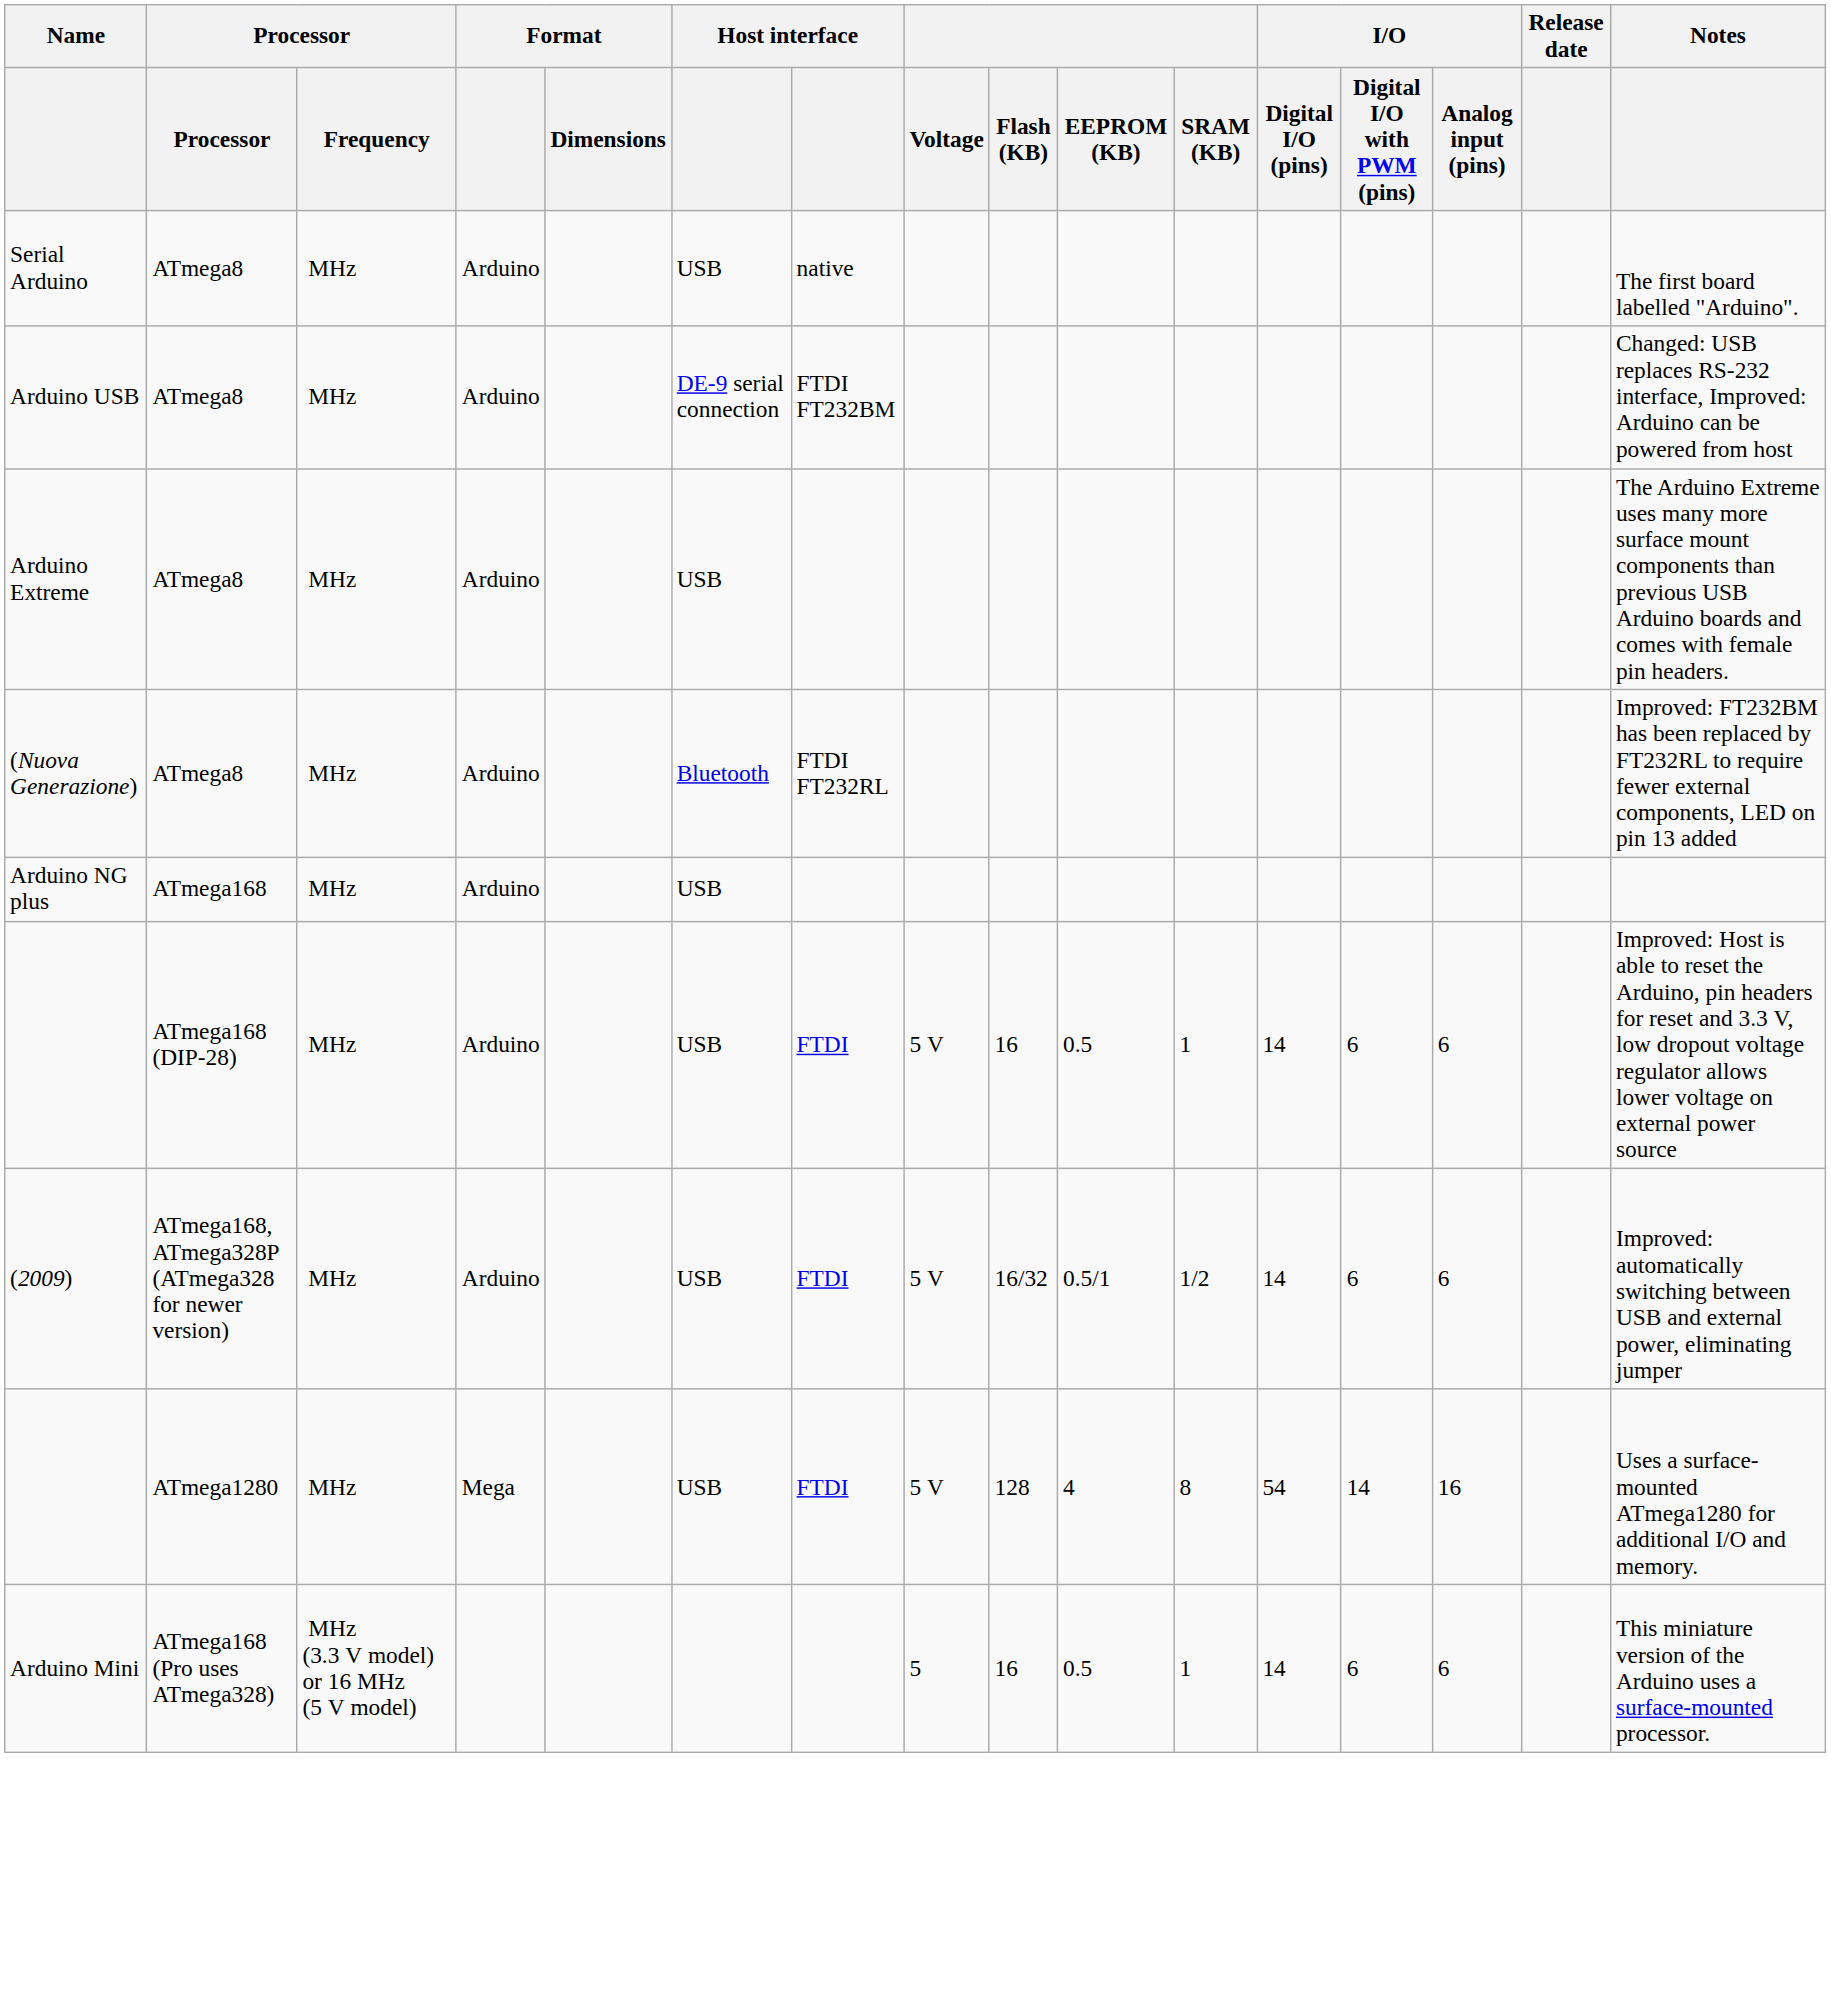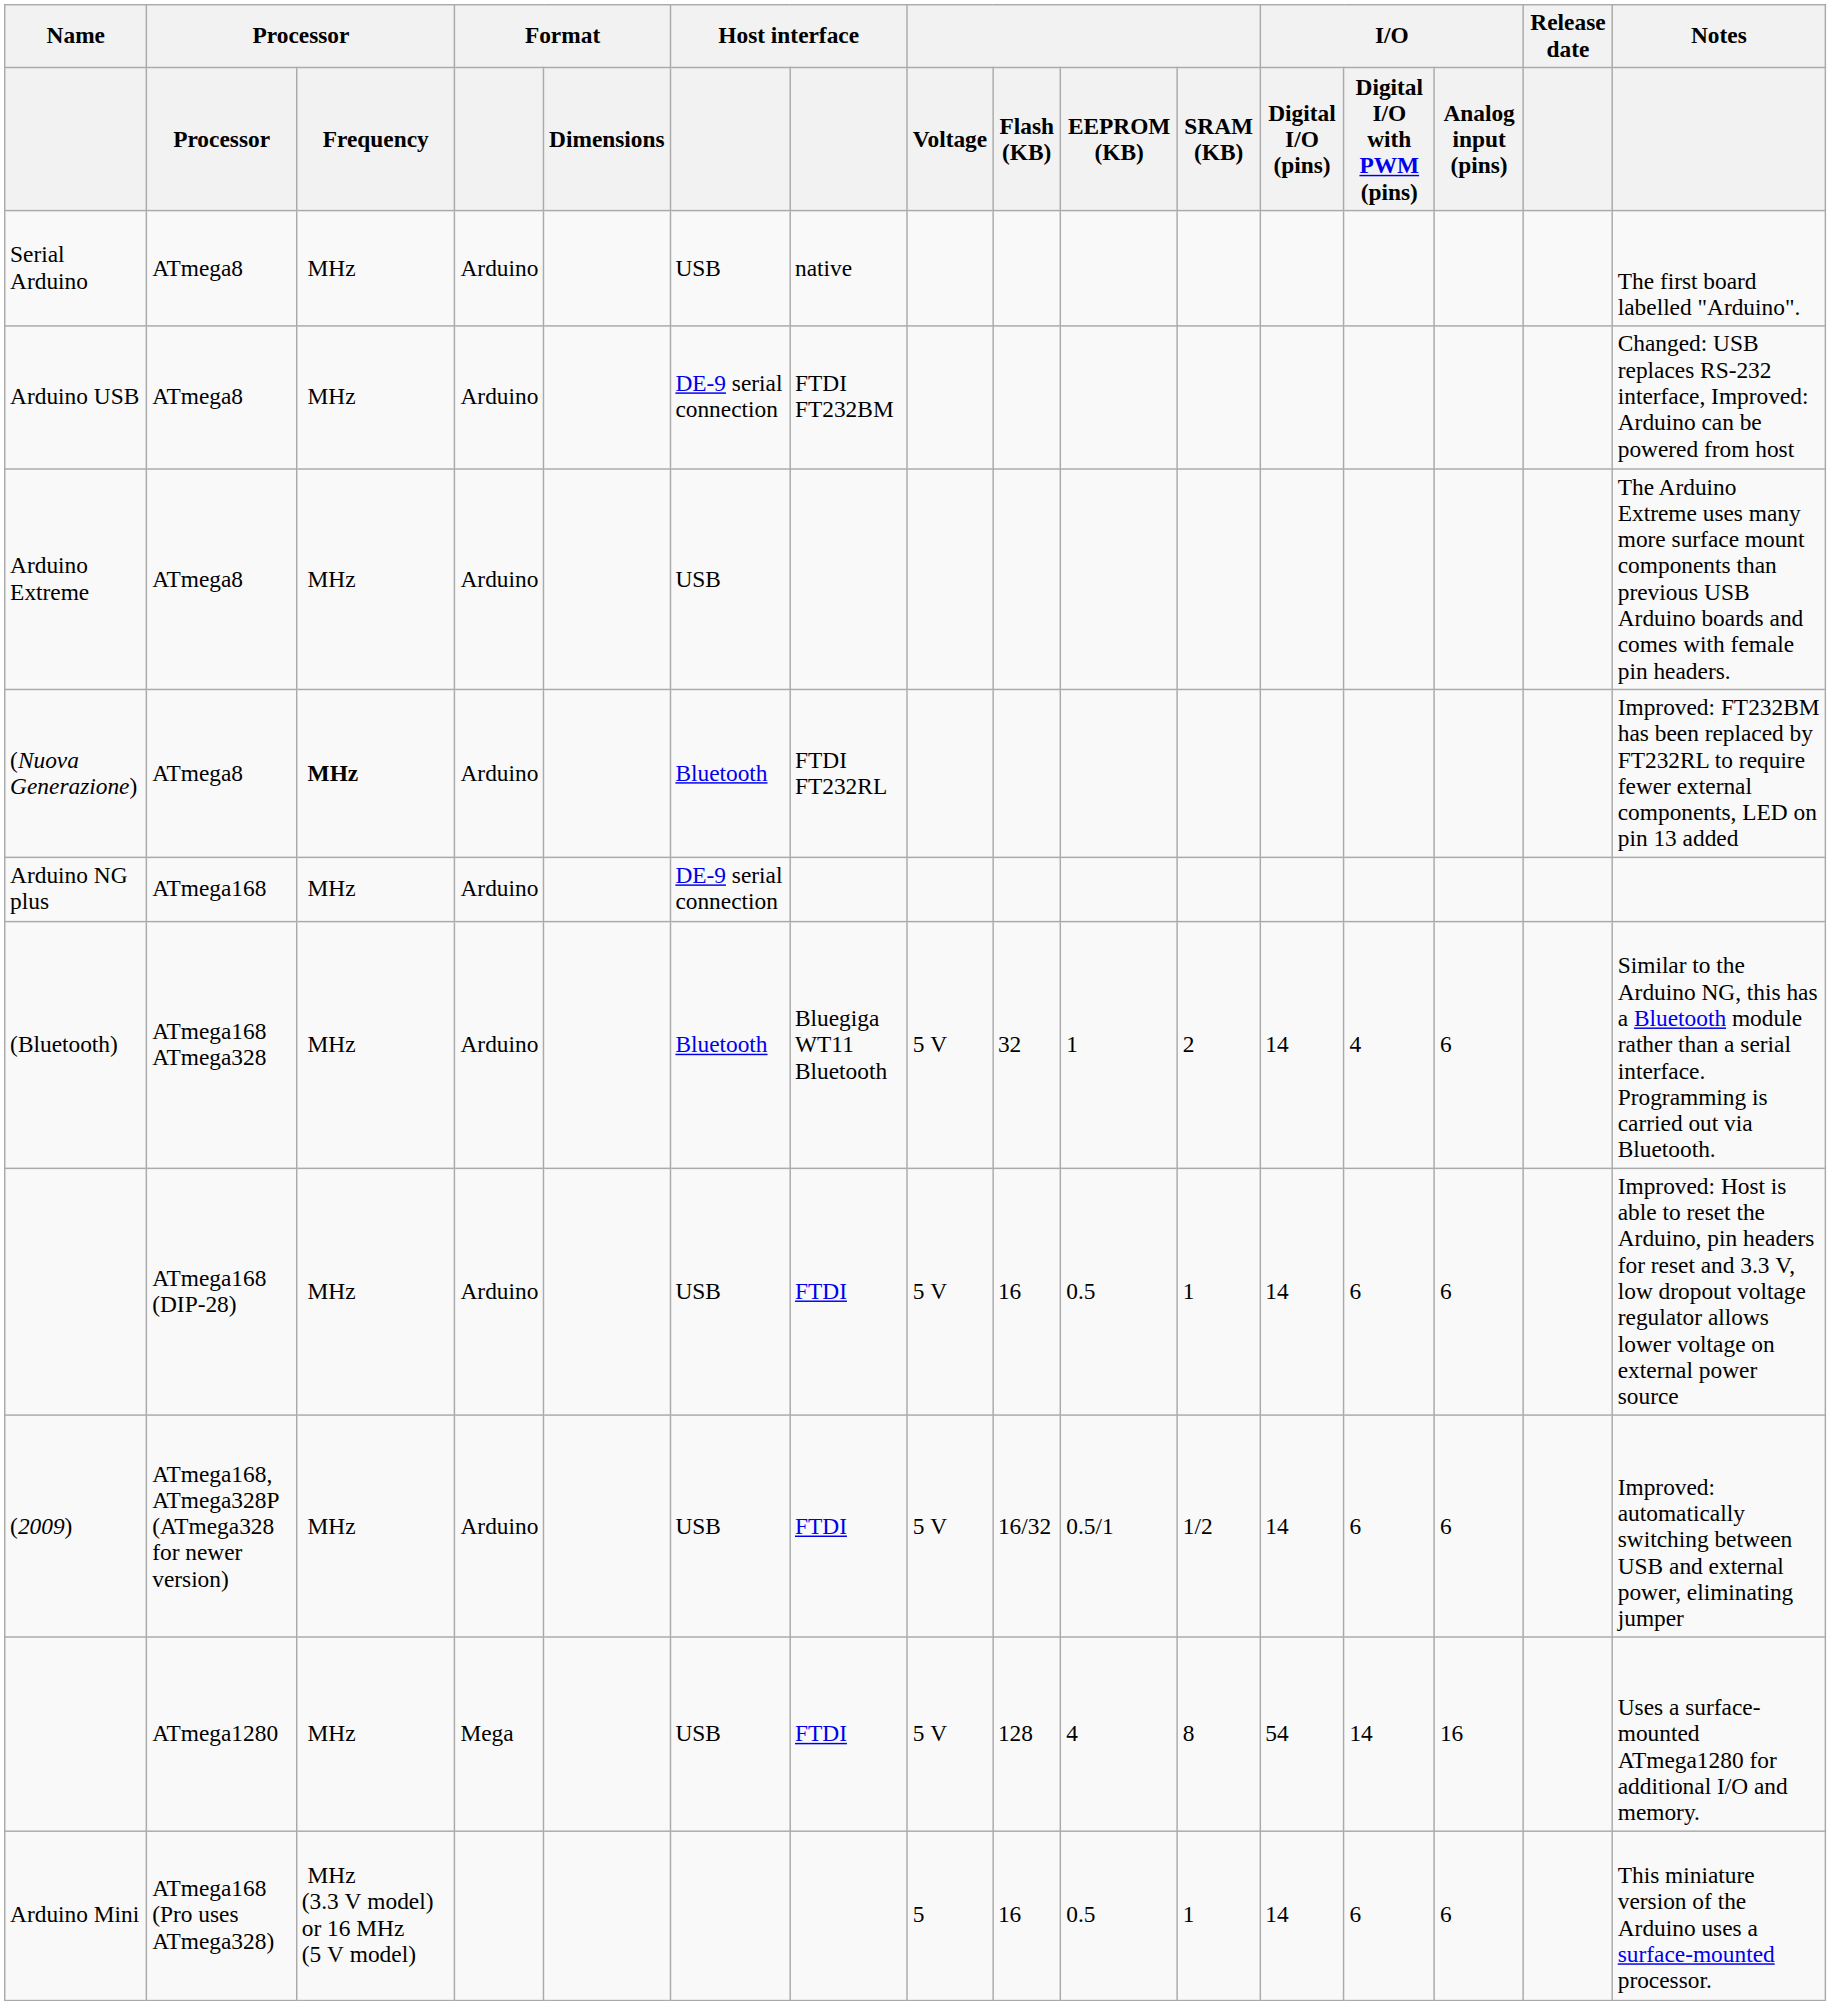(329, 773) normal -> (330, 773) bold
(699, 889) USB -> (729, 889) DE-9 serial connection
+ row: (64, 1044)
